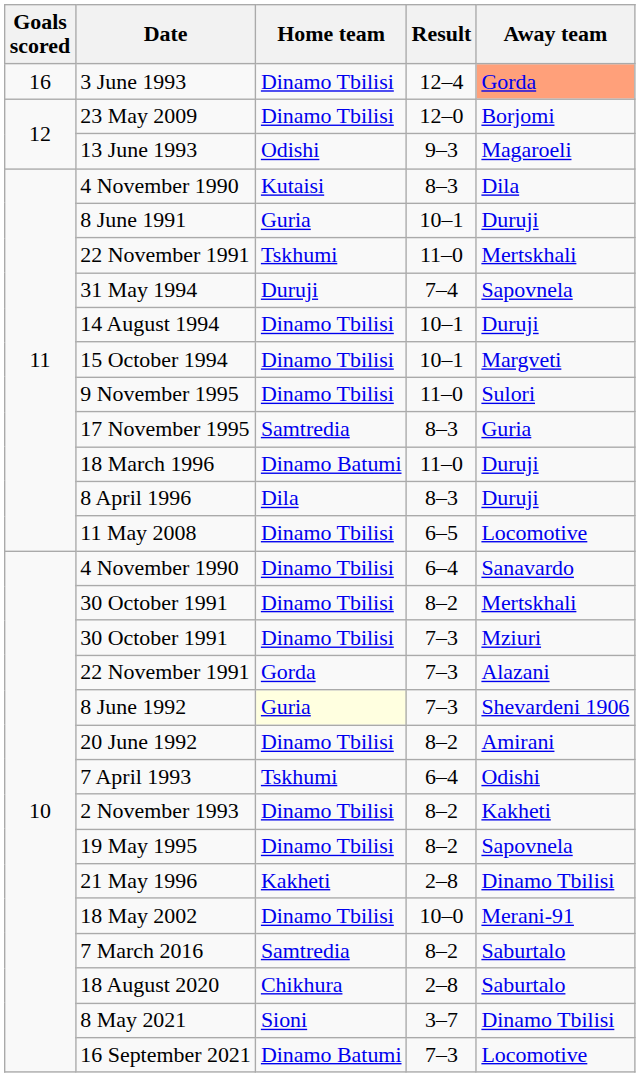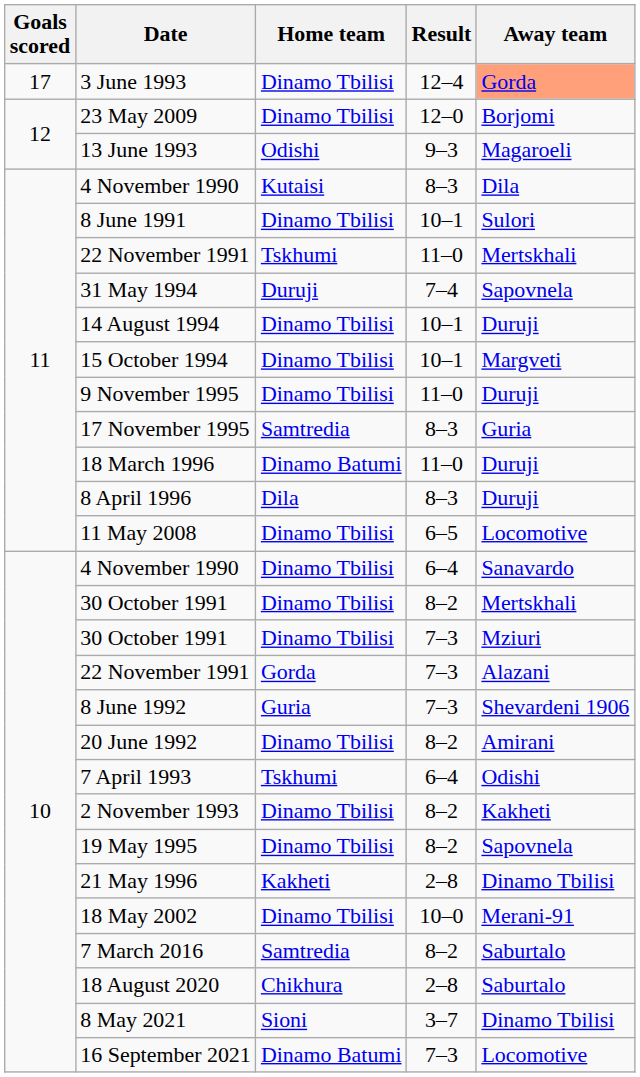(40, 81) 16 -> (40, 81) 17
(286, 220) Guria -> (327, 220) Dinamo Tbilisi
(510, 220) Duruji -> (508, 220) Sulori
(508, 394) Sulori -> (510, 394) Duruji
(286, 707) lightyellow background -> (286, 707) no background
